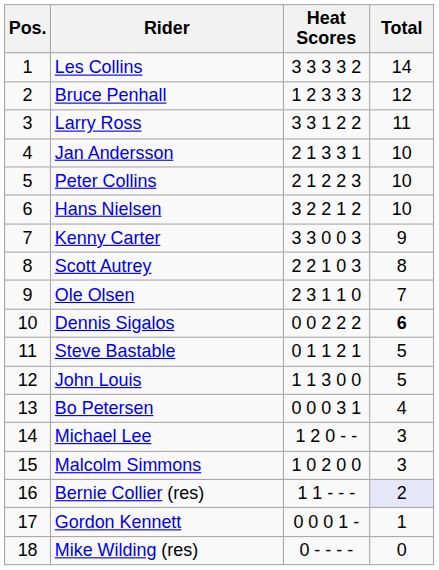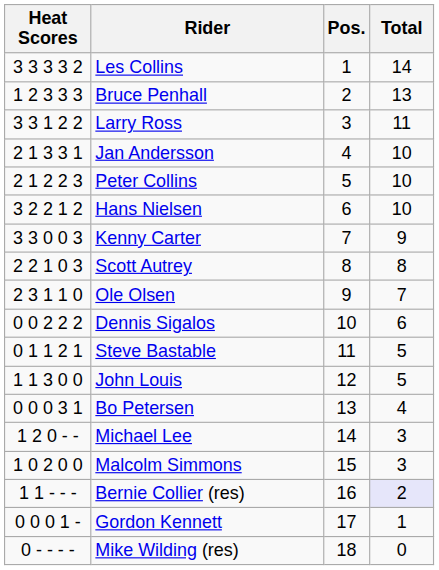columns swapped: (28, 28) <-> (326, 28)
(402, 95) 12 -> (402, 95) 13
(402, 323) bold -> (402, 323) normal
